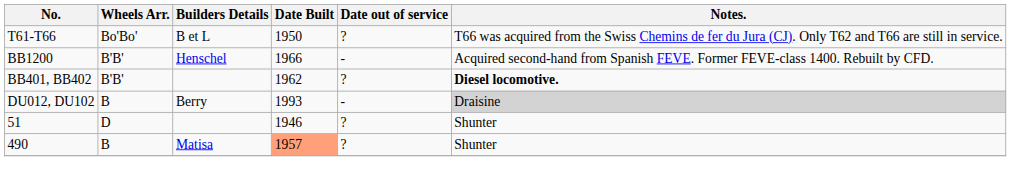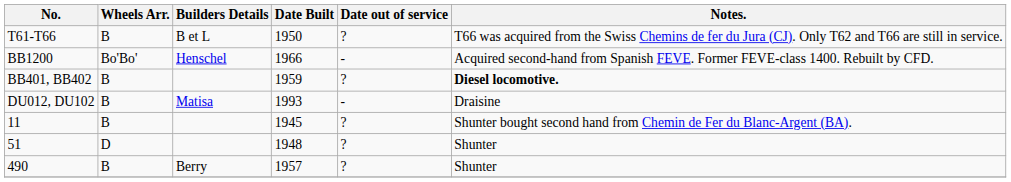(119, 36) Bo'Bo' -> (105, 36) B
(112, 58) B'B' -> (119, 58) Bo'Bo'
(112, 79) B'B' -> (105, 79) B
(288, 79) 1962 -> (288, 79) 1959
(191, 101) Berry -> (194, 101) Matisa
(477, 101) lightgrey background -> (477, 101) no background
+ row: (14, 123)
(288, 123) 1946 -> (288, 144) 1948
(194, 144) Matisa -> (191, 166) Berry
(288, 144) lightsalmon background -> (288, 166) no background
